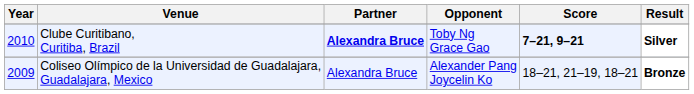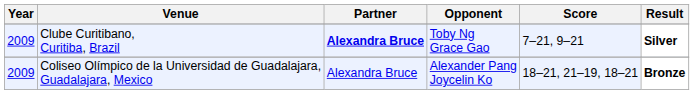(21, 41) 2010 -> (21, 41) 2009
(553, 41) bold -> (553, 41) normal
